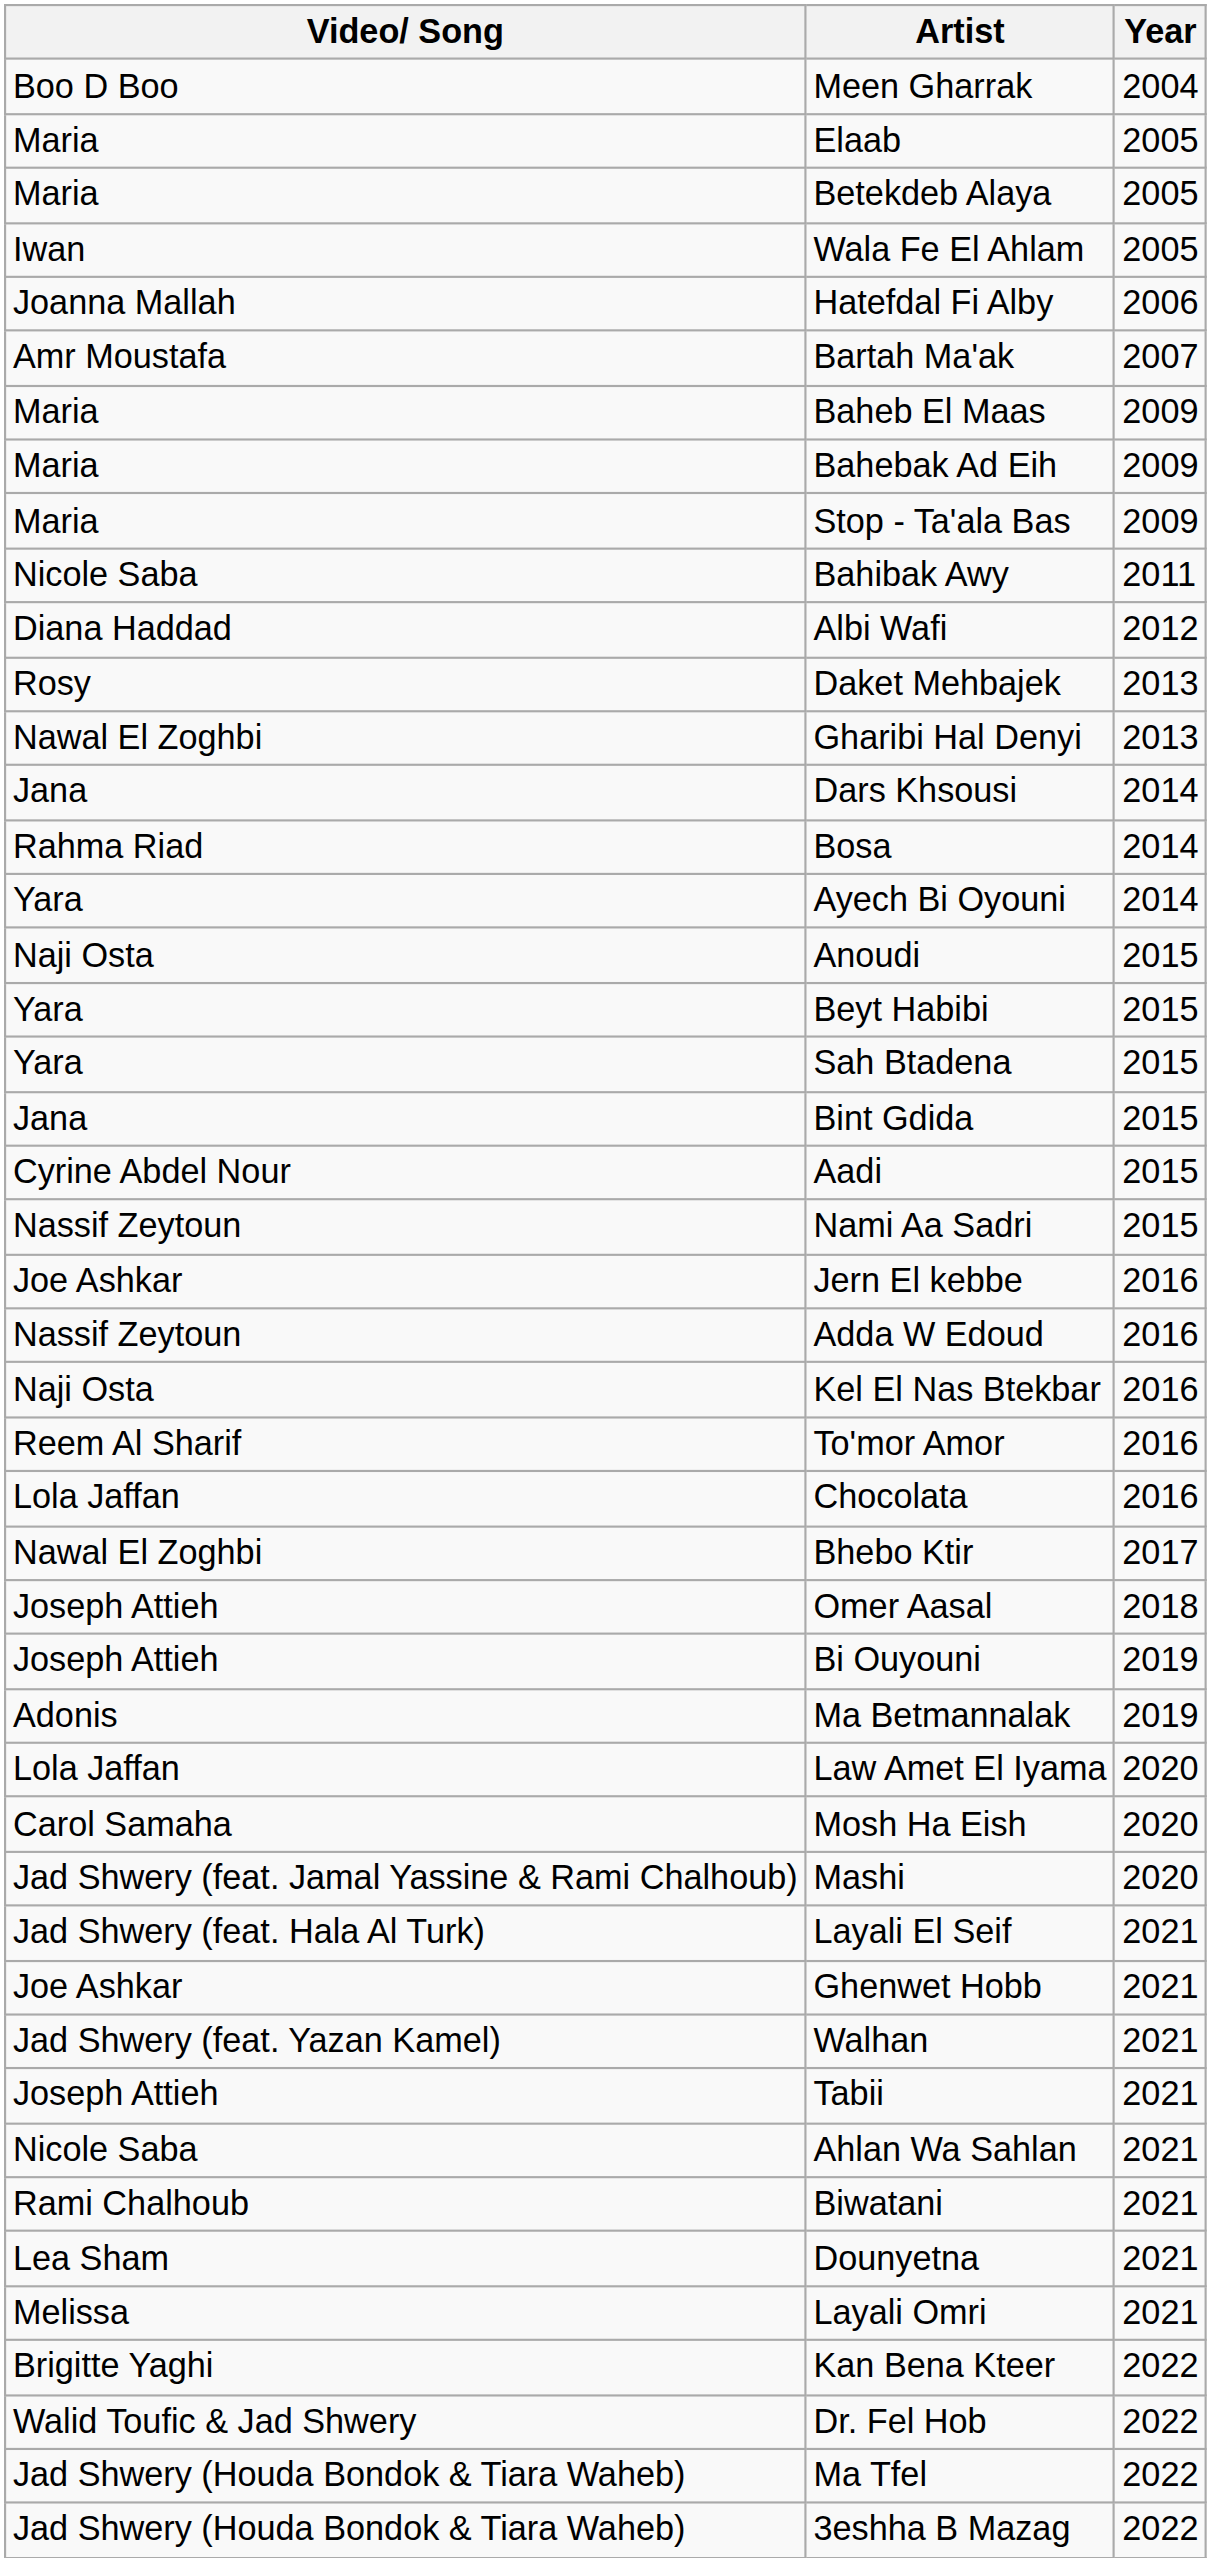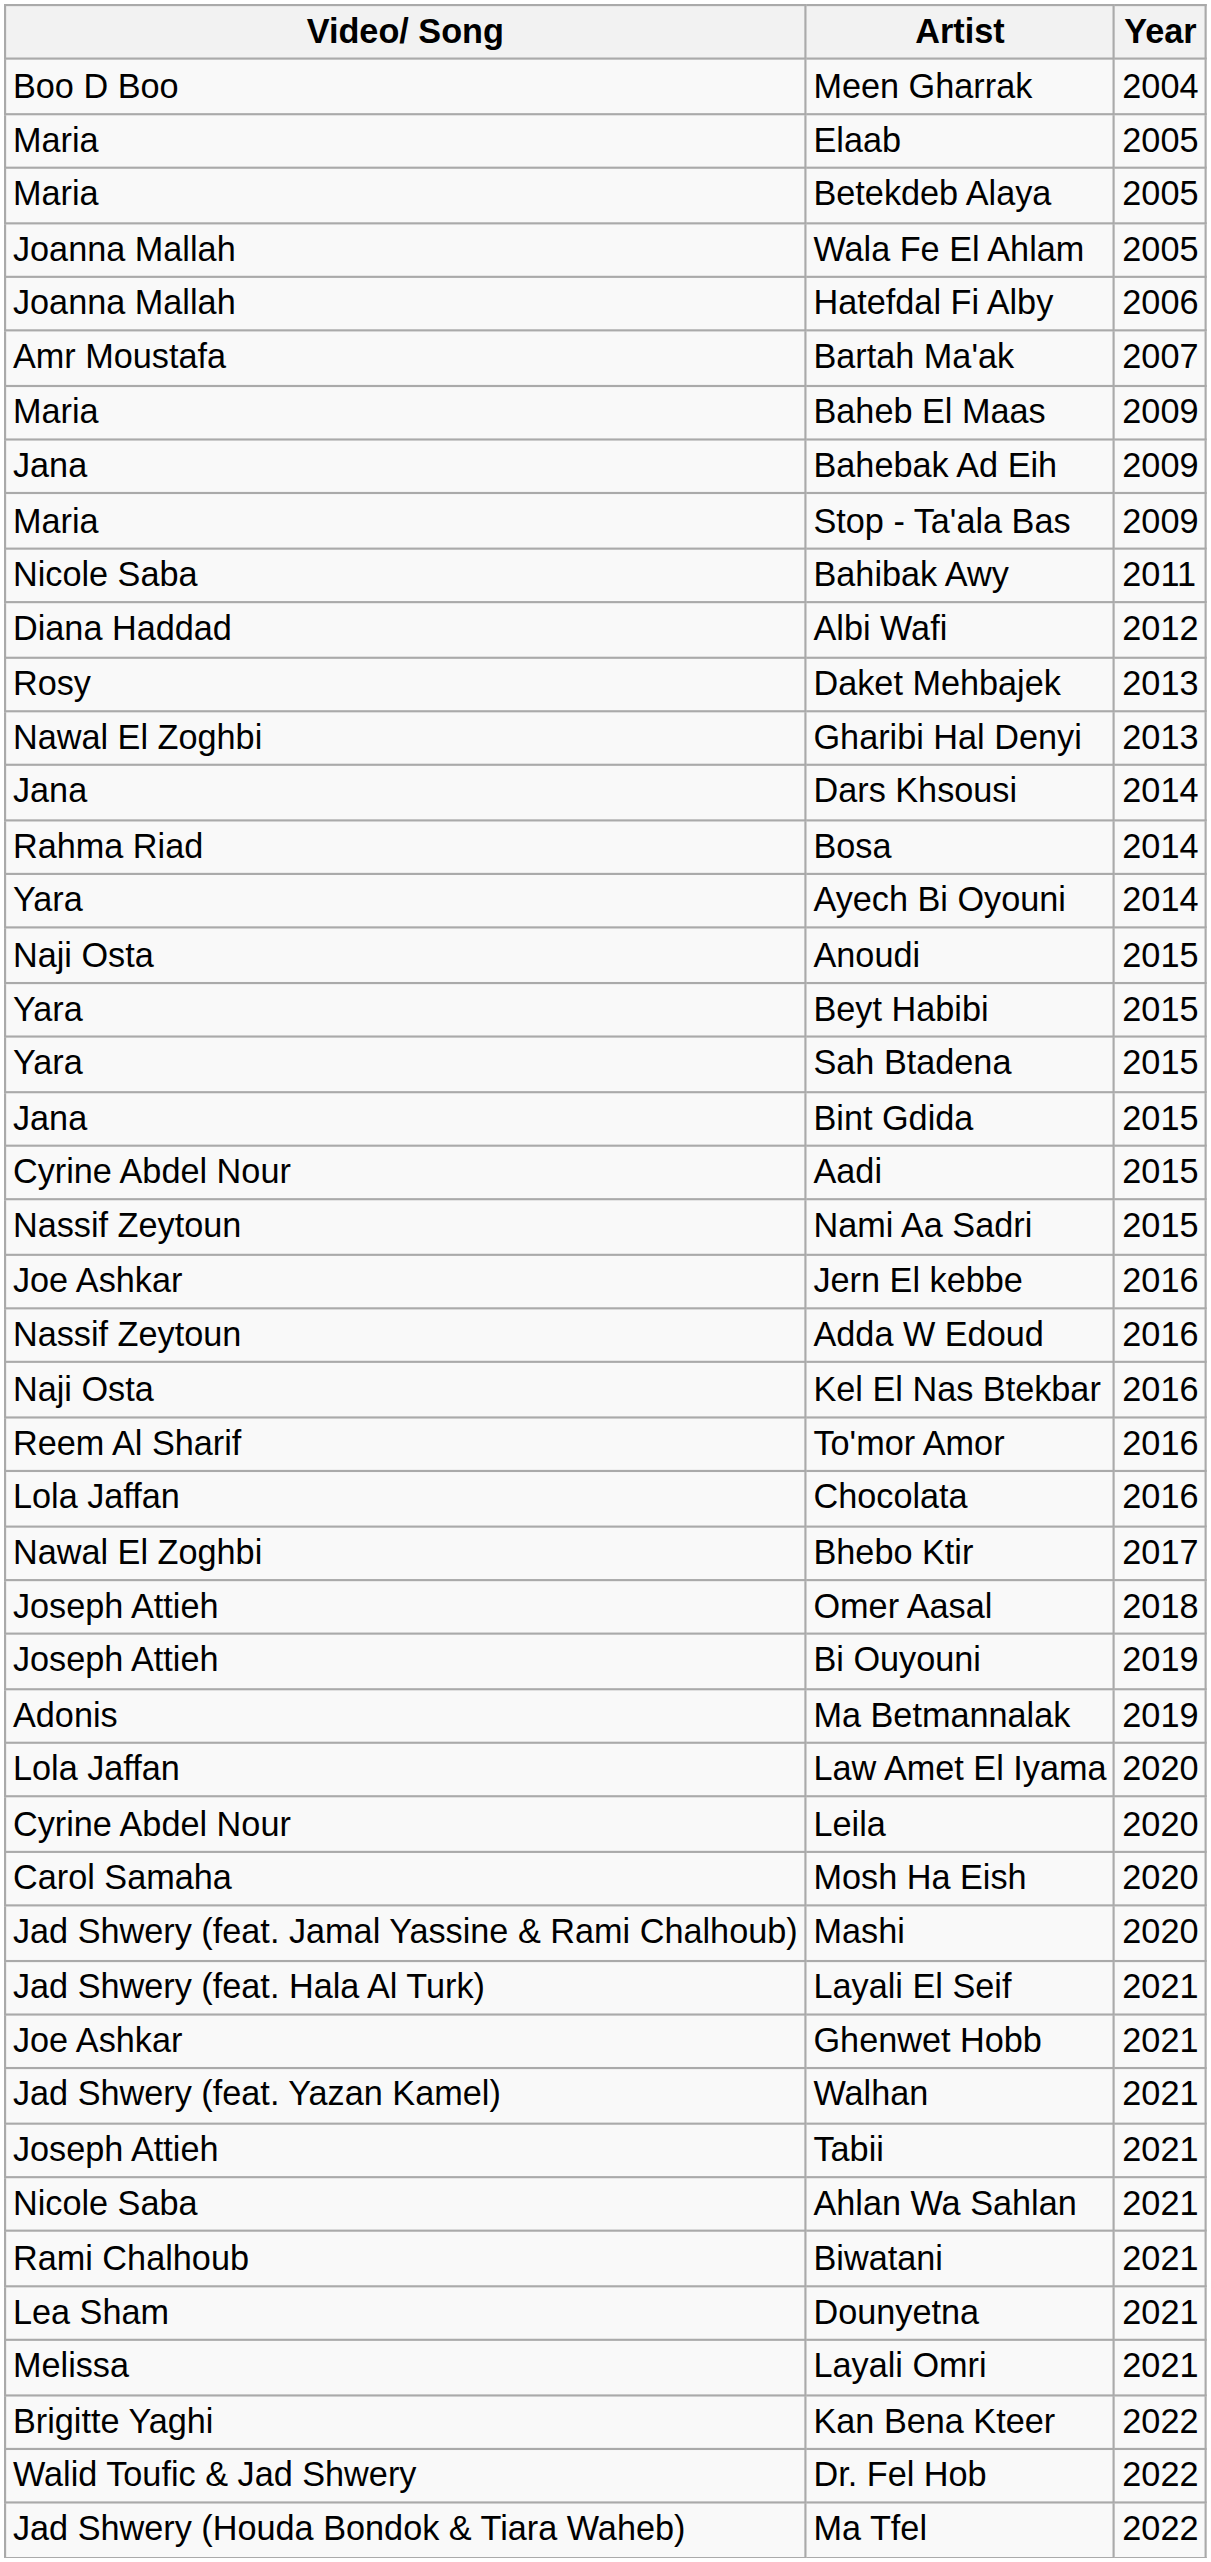(49, 248) Iwan -> (124, 248) Joanna Mallah
(56, 466) Maria -> (50, 466) Jana
+ row: (850, 1823)
- row: (942, 2529)
